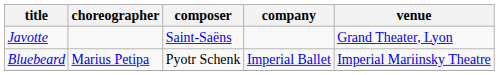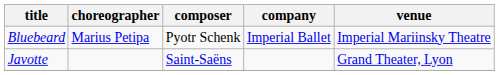rows swapped: (36, 59) <-> (28, 37)
